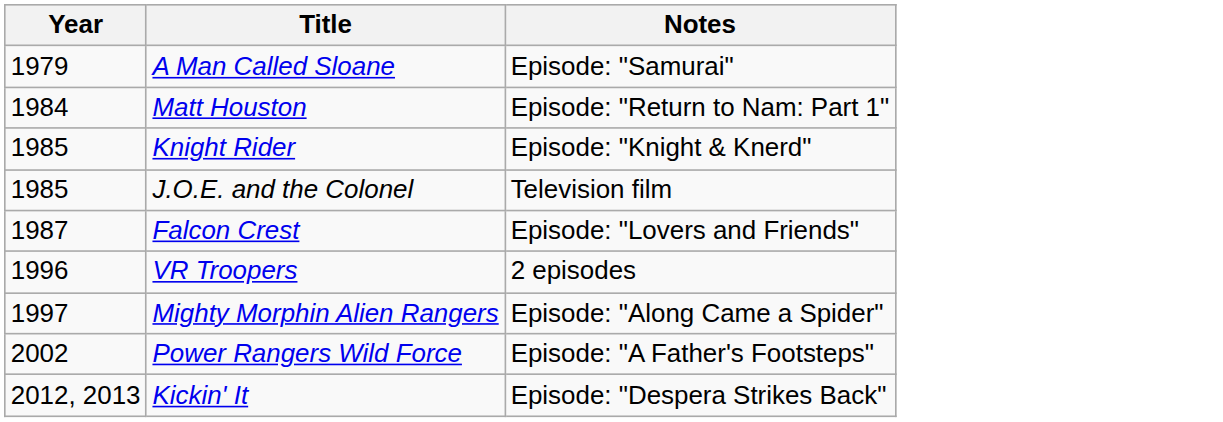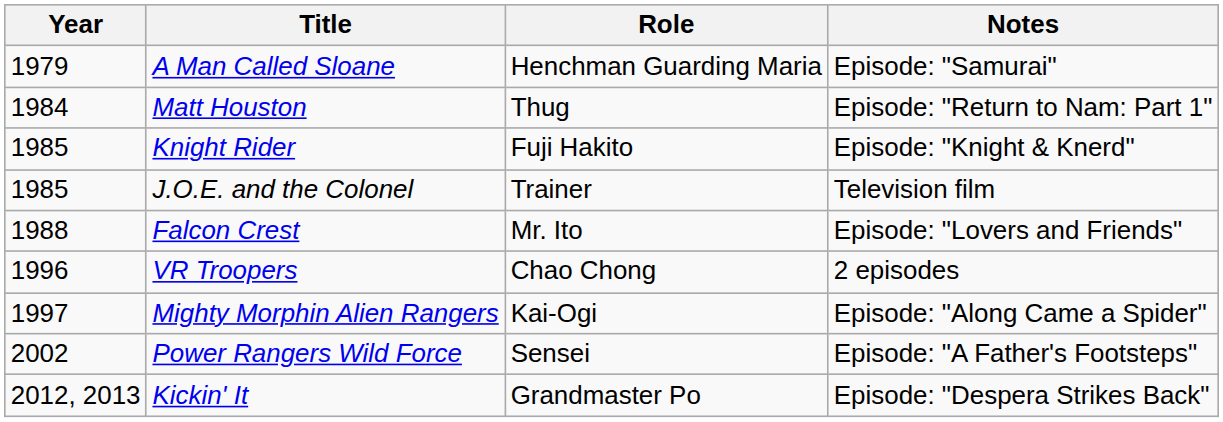+ column: (666, 25)
(40, 230) 1987 -> (40, 230) 1988
